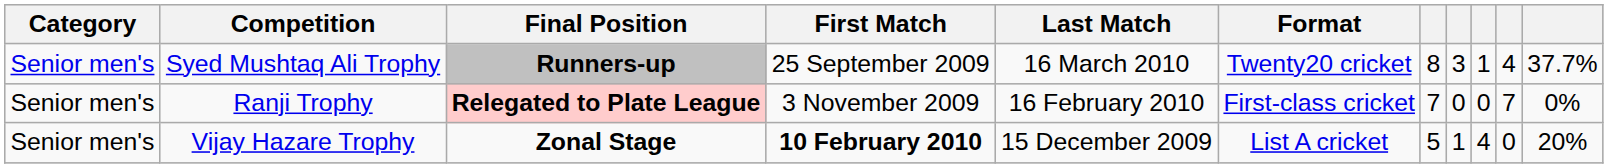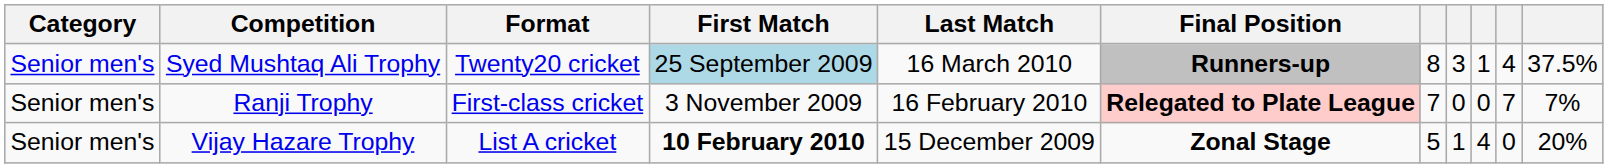columns swapped: (1319, 24) <-> (606, 24)
(881, 63) no background -> (764, 63) lightblue background
(1563, 63) 37.7% -> (1563, 63) 37.5%
(1563, 102) 0% -> (1563, 102) 7%
